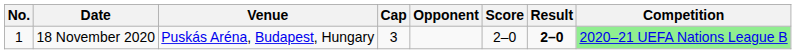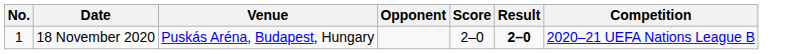- column: (394, 15)
(684, 37) lightgreen background -> (651, 37) no background
